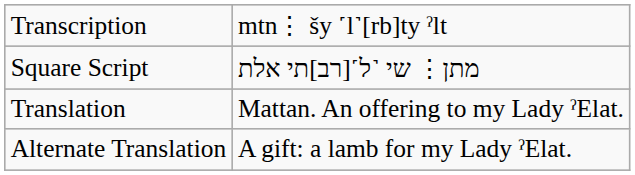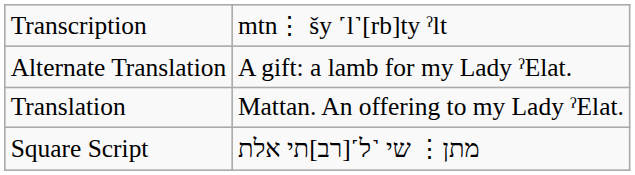rows swapped: (80, 67) <-> (118, 148)
